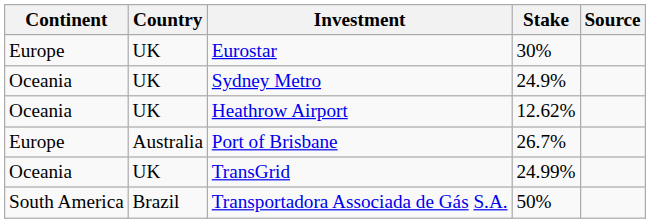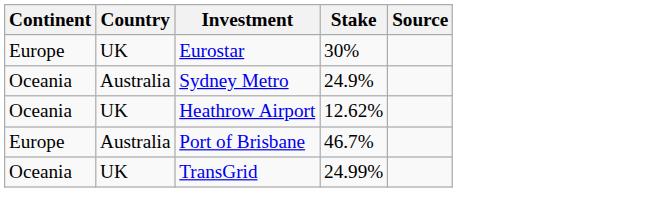(146, 80) UK -> (135, 80) Australia
(541, 141) 26.7% -> (349, 141) 46.7%
- row: (360, 202)
